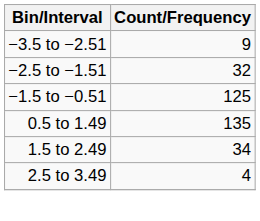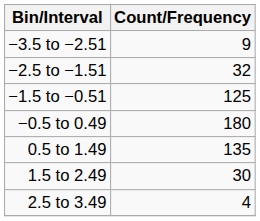+ row: (62, 123)
(242, 149) 34 -> (242, 176) 30
